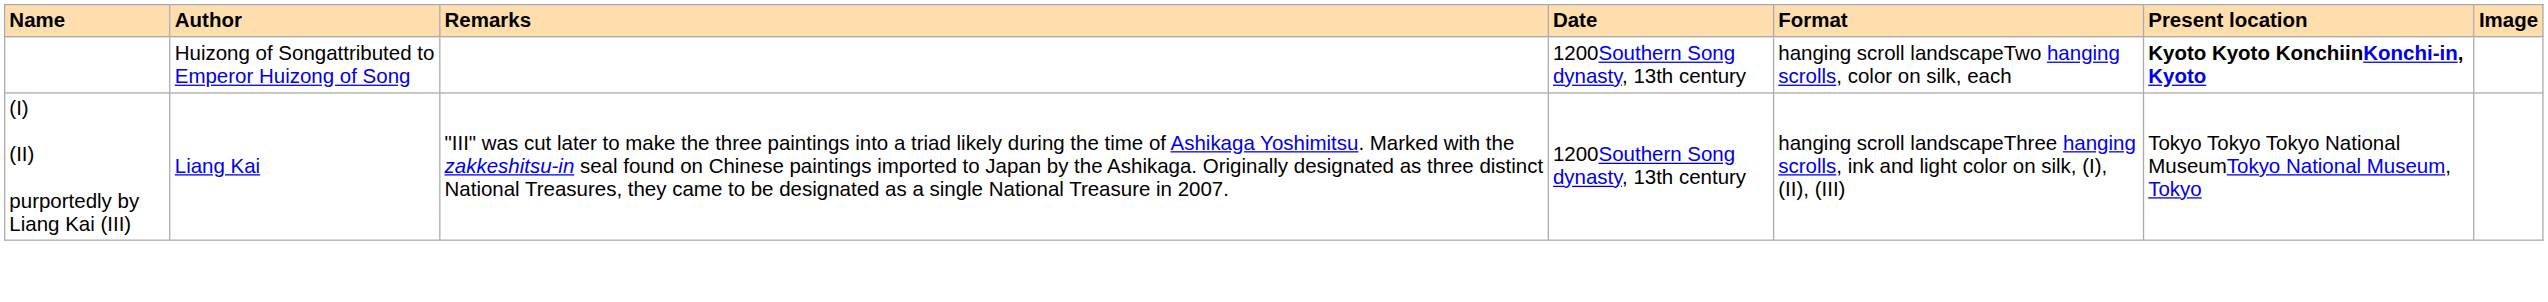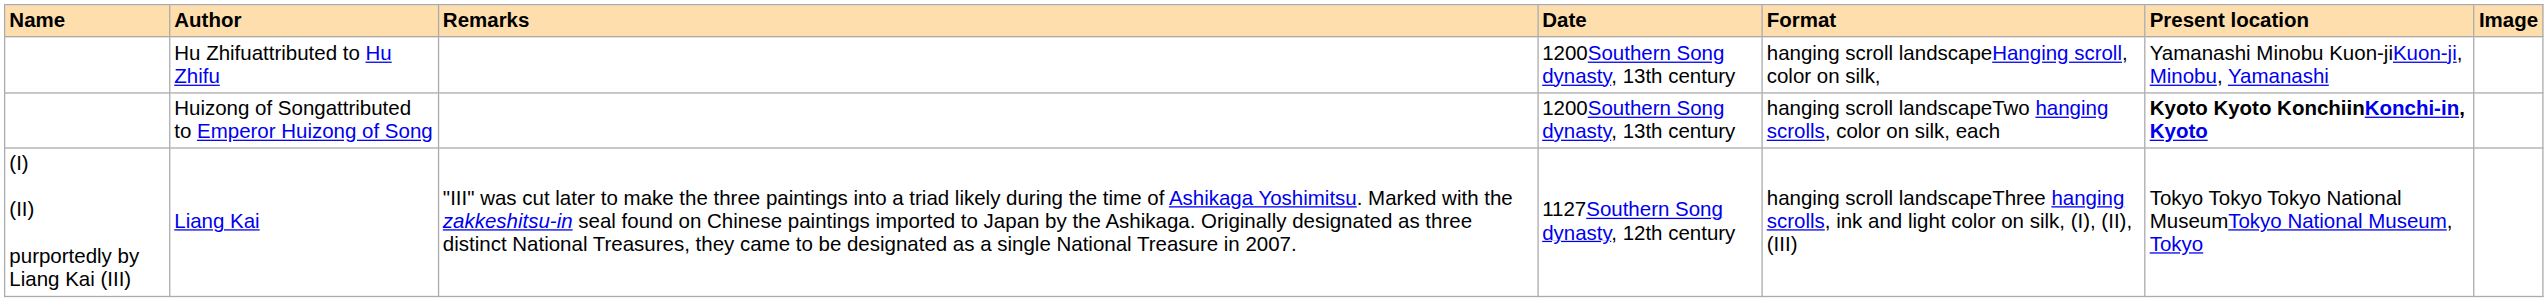+ row: (283, 64)
(1650, 166) 1200Southern Song dynasty, 13th century -> (1639, 221) 1127Southern Song dynasty, 12th century
